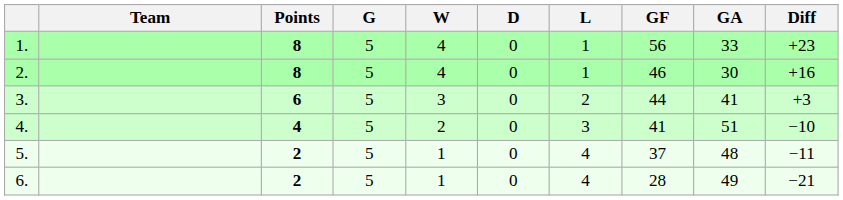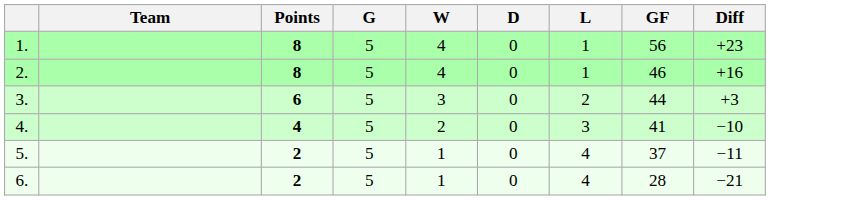- column: (730, 18)
